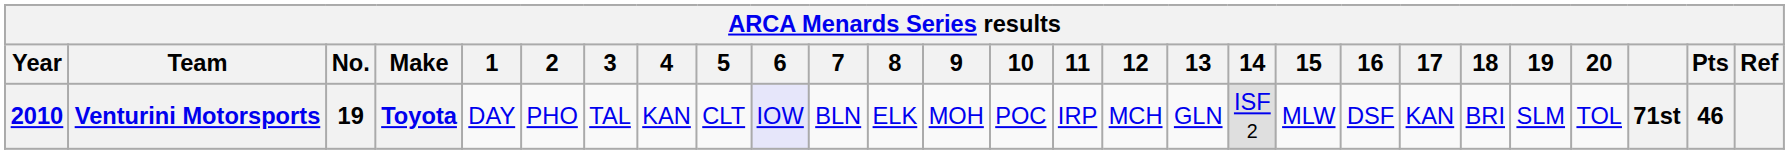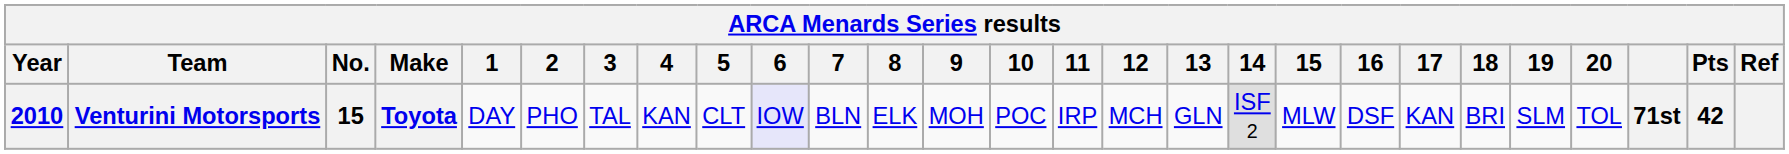(351, 116) 19 -> (351, 116) 15
(1710, 116) 46 -> (1710, 116) 42
